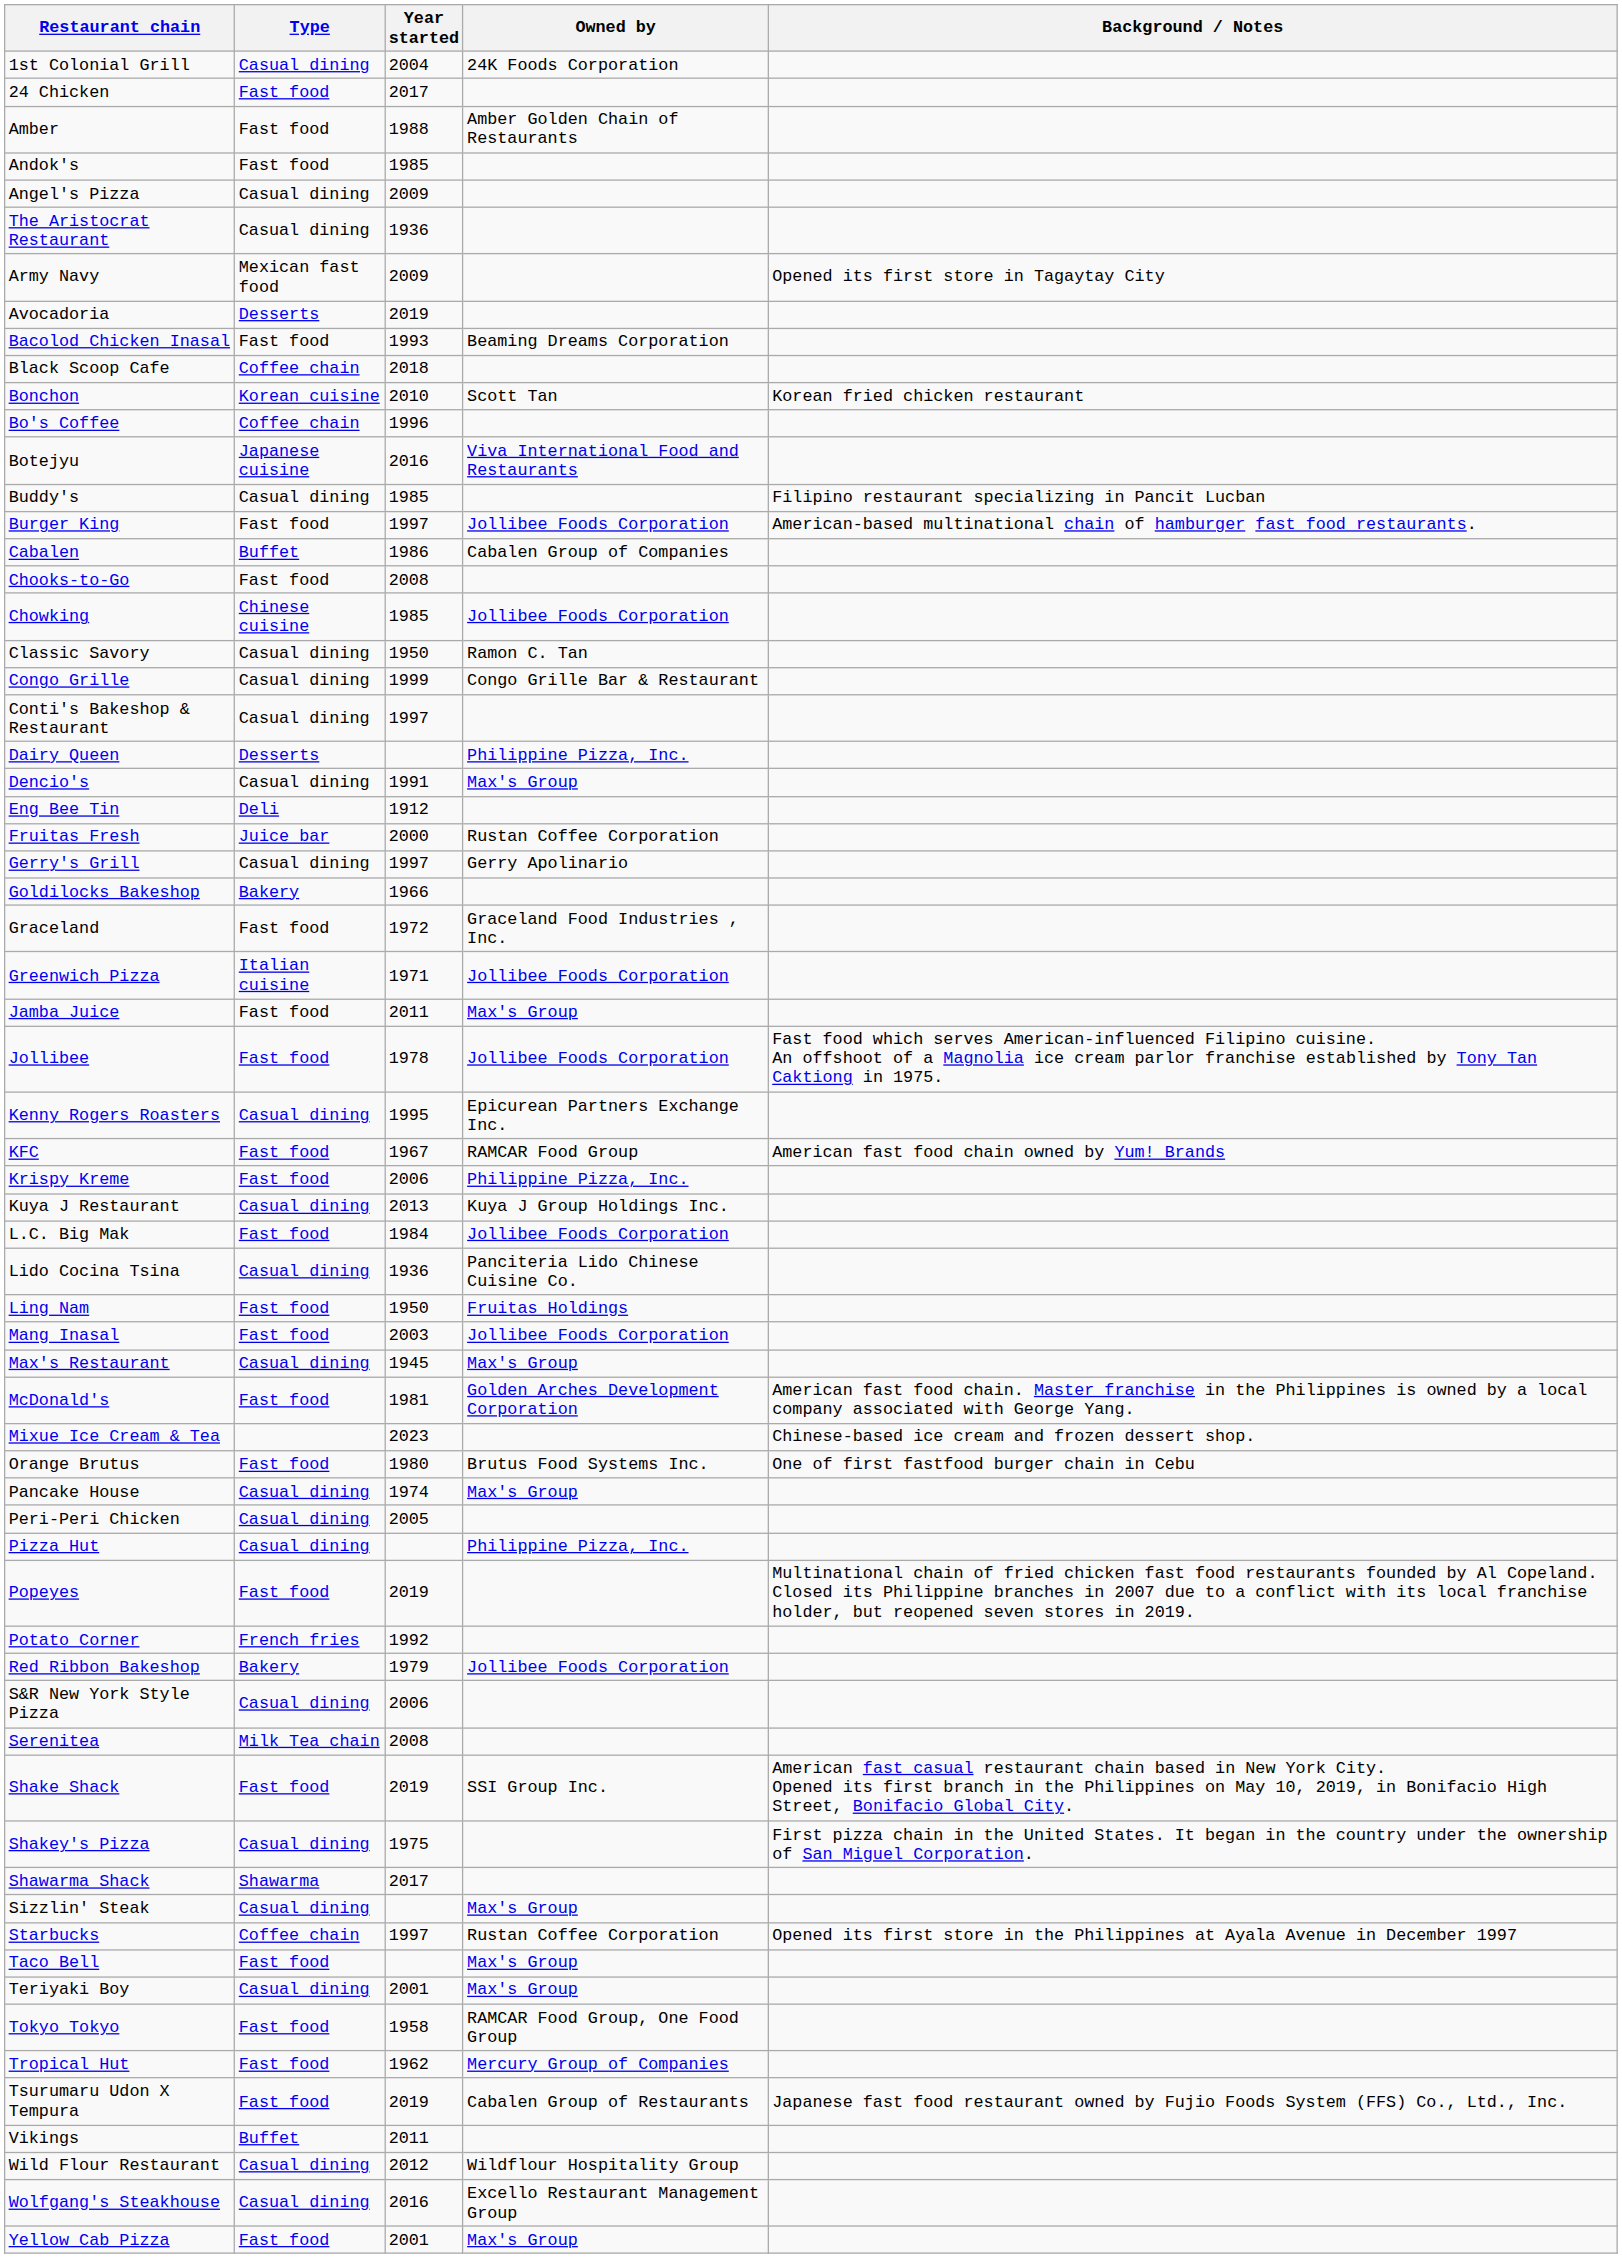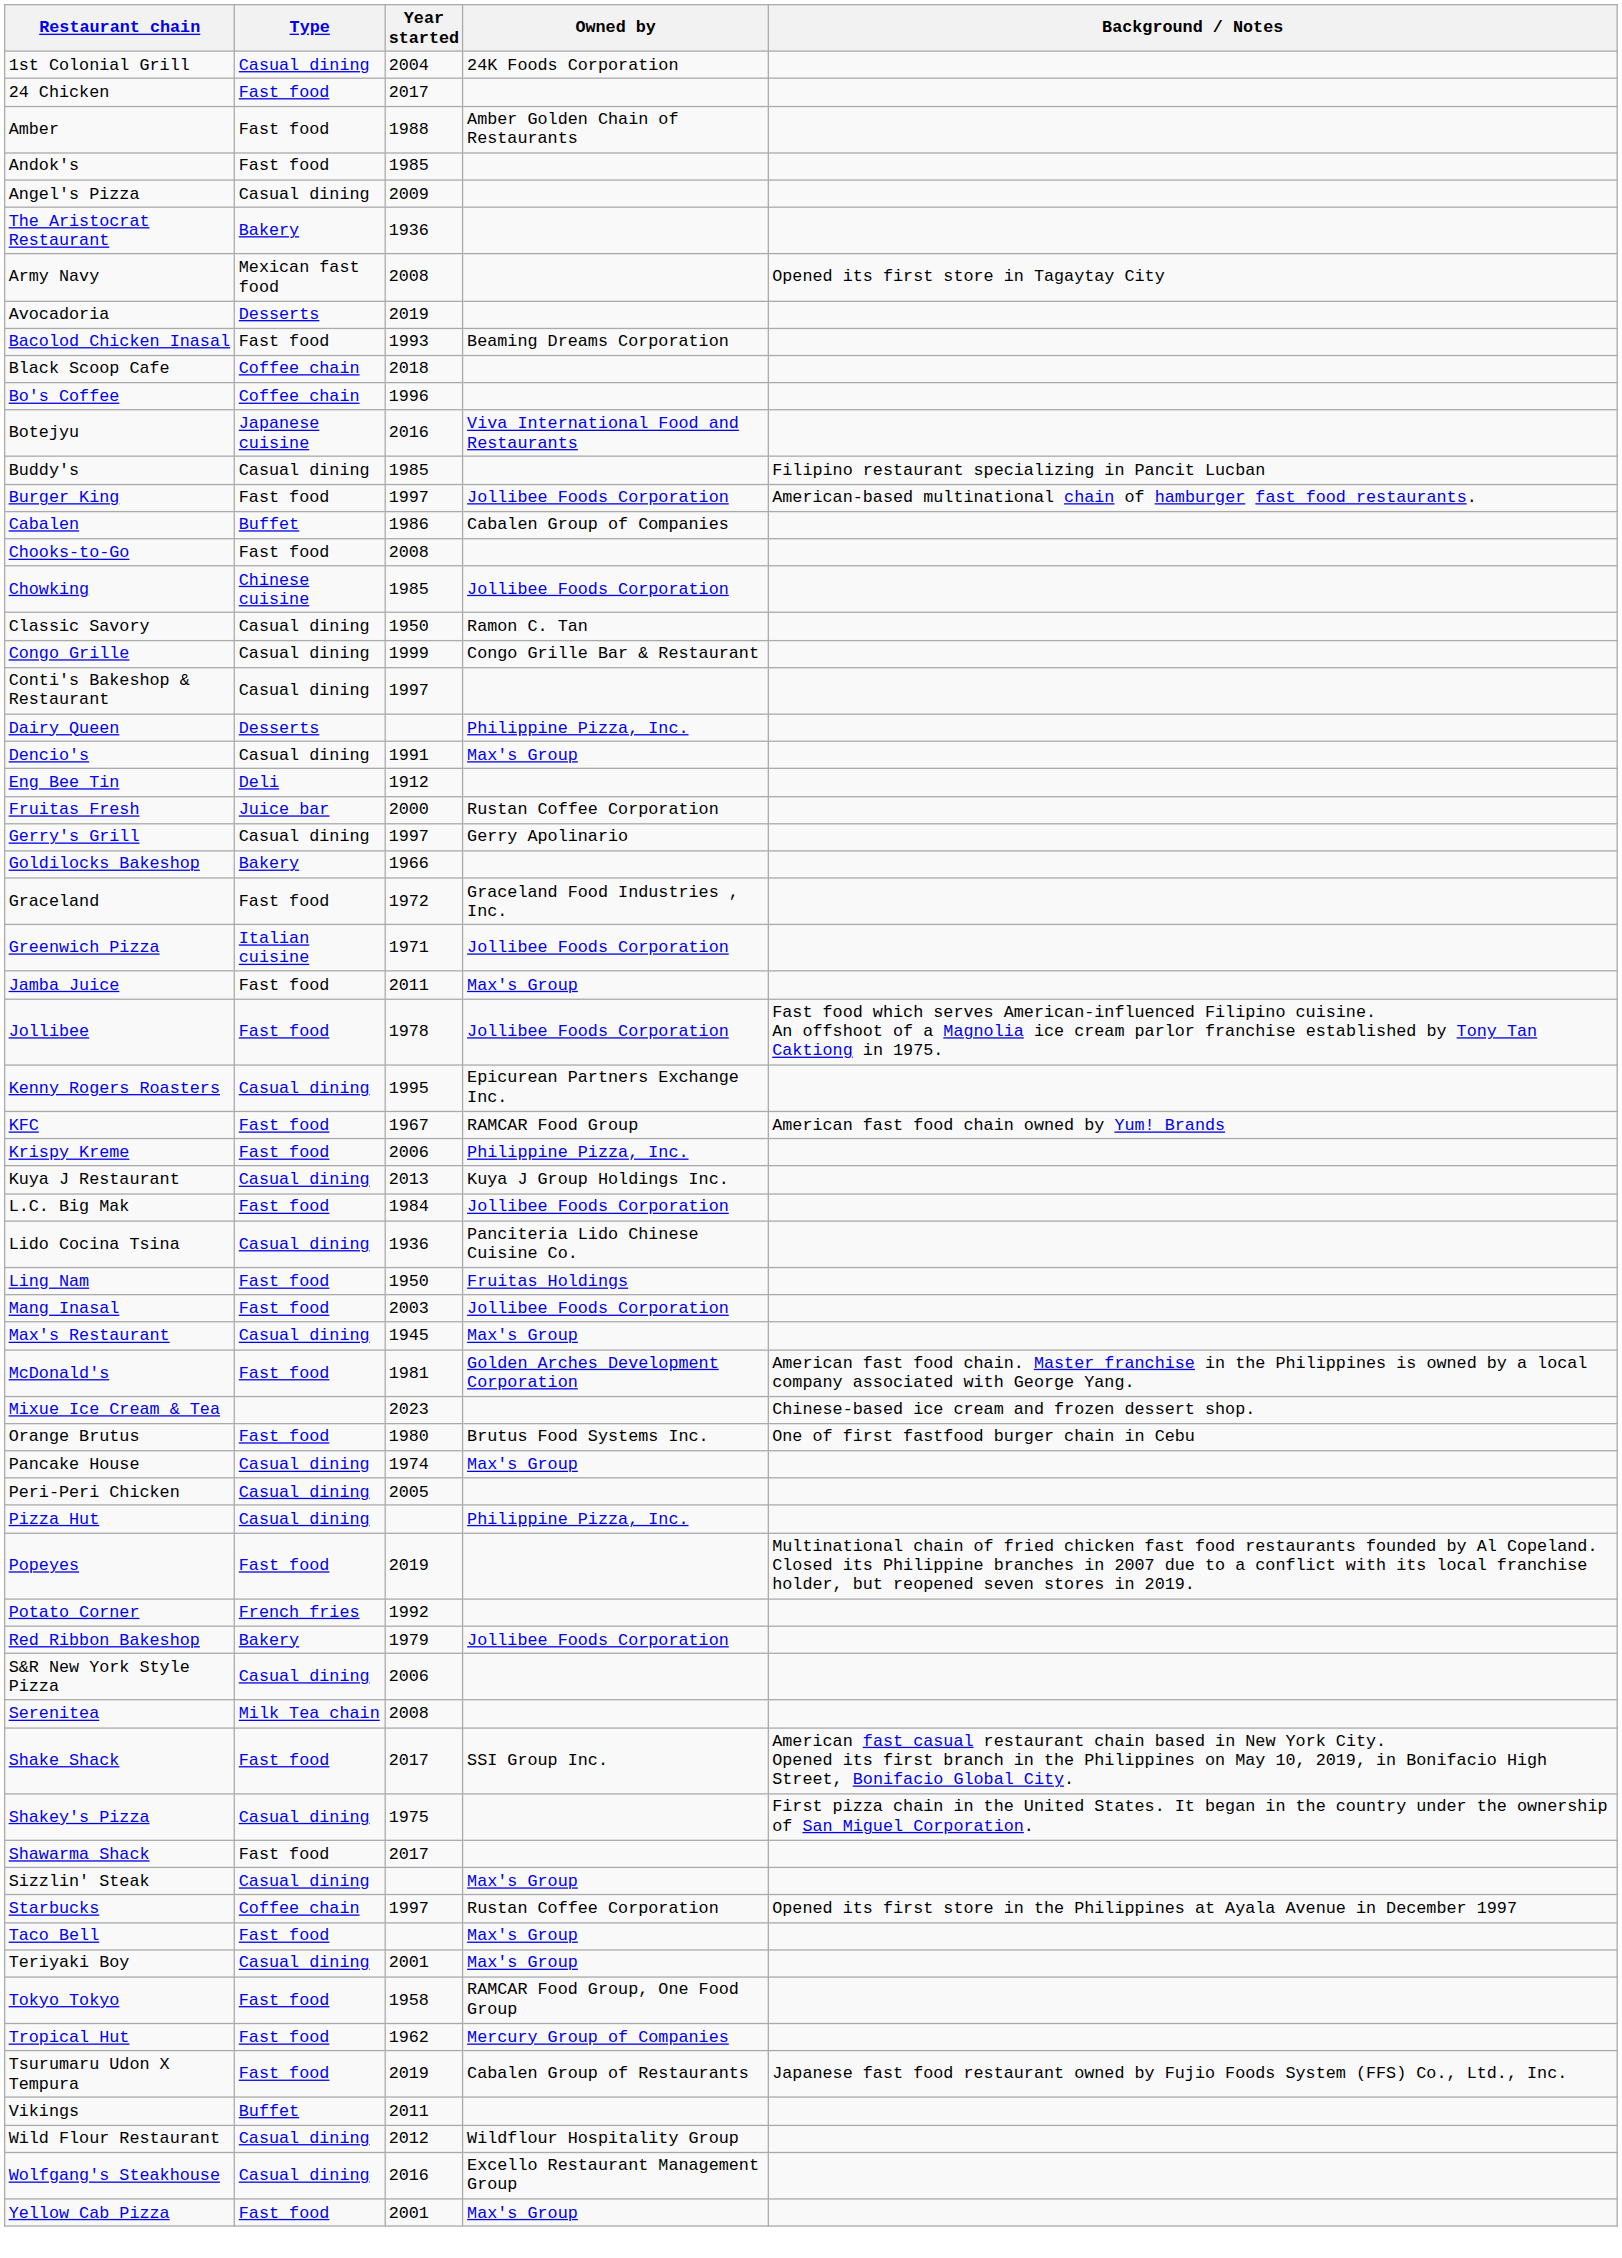(304, 231) Casual dining -> (269, 231) Bakery
(409, 277) 2009 -> (409, 277) 2008
- row: (44, 396)
(409, 1788) 2019 -> (409, 1761) 2017
(279, 1881) Shawarma -> (284, 1854) Fast food
